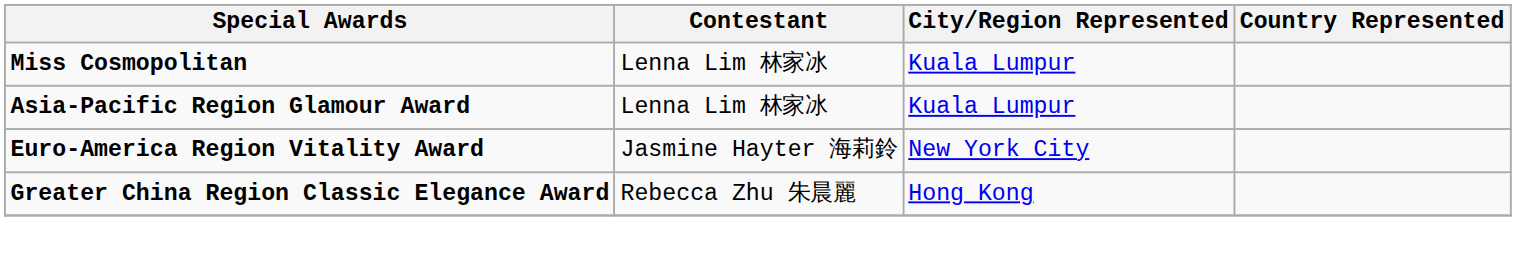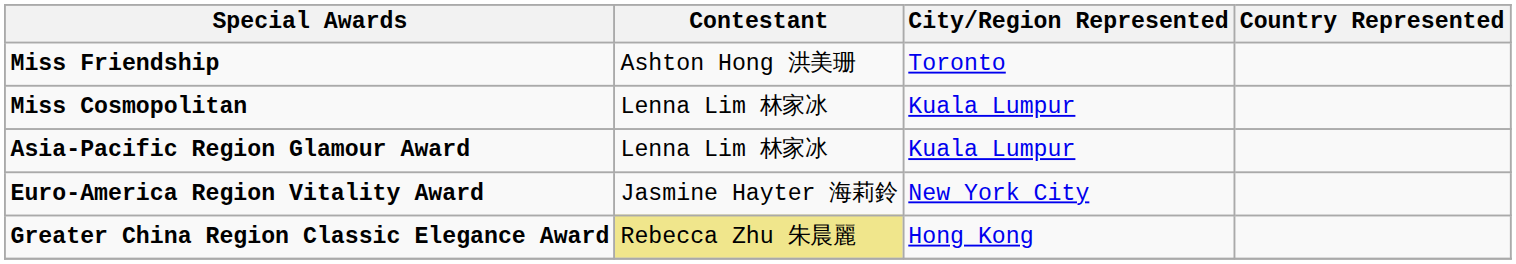+ row: (115, 64)
(738, 195) no background -> (738, 238) khaki background
